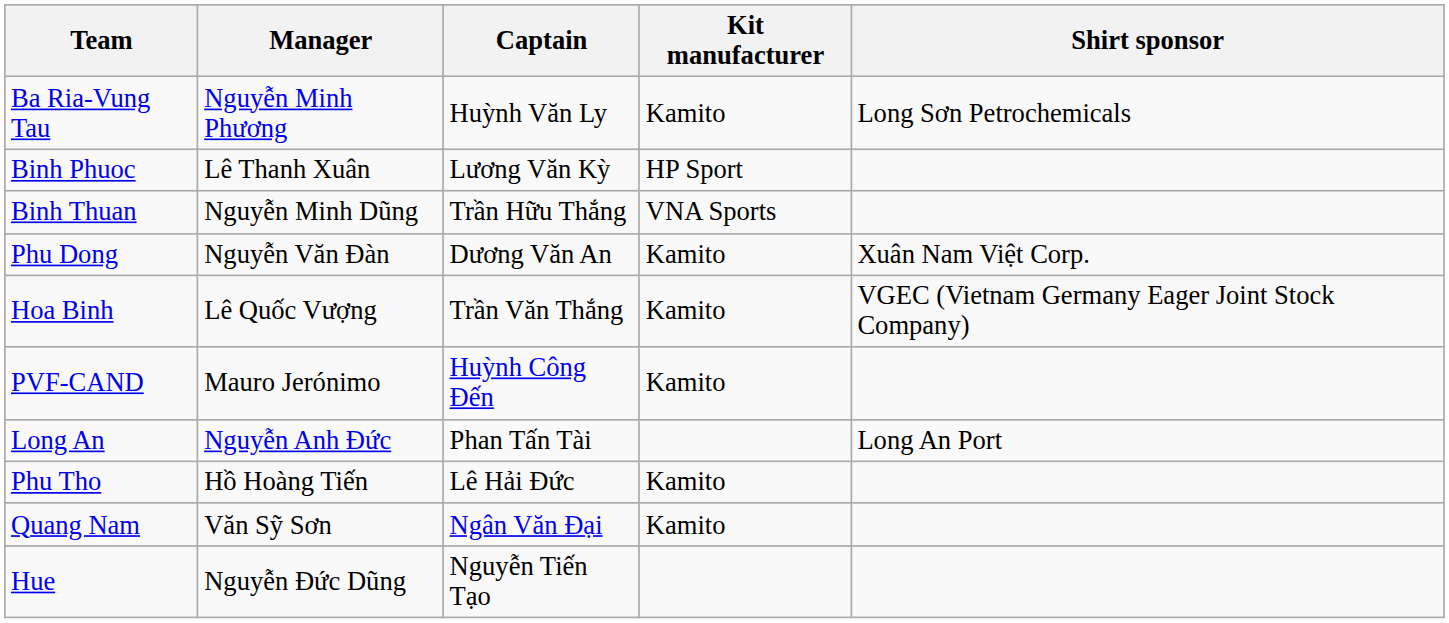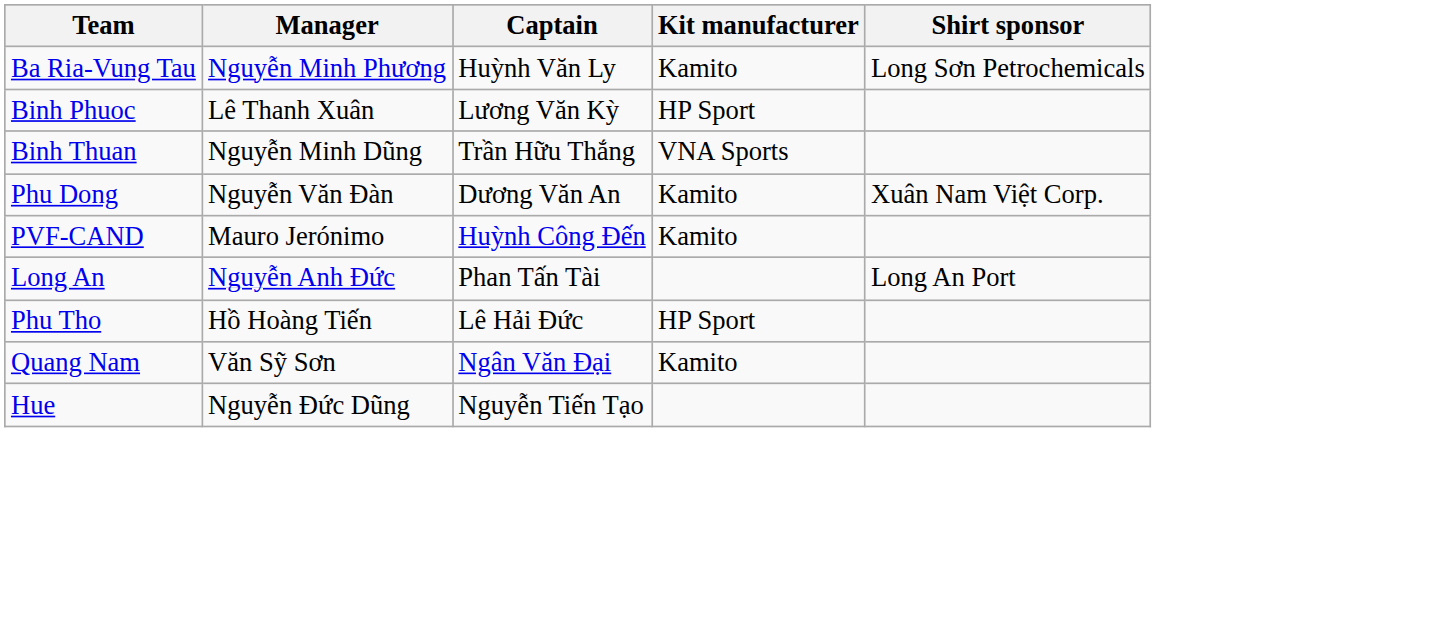- row: (62, 310)
(686, 482) Kamito -> (707, 320) HP Sport
